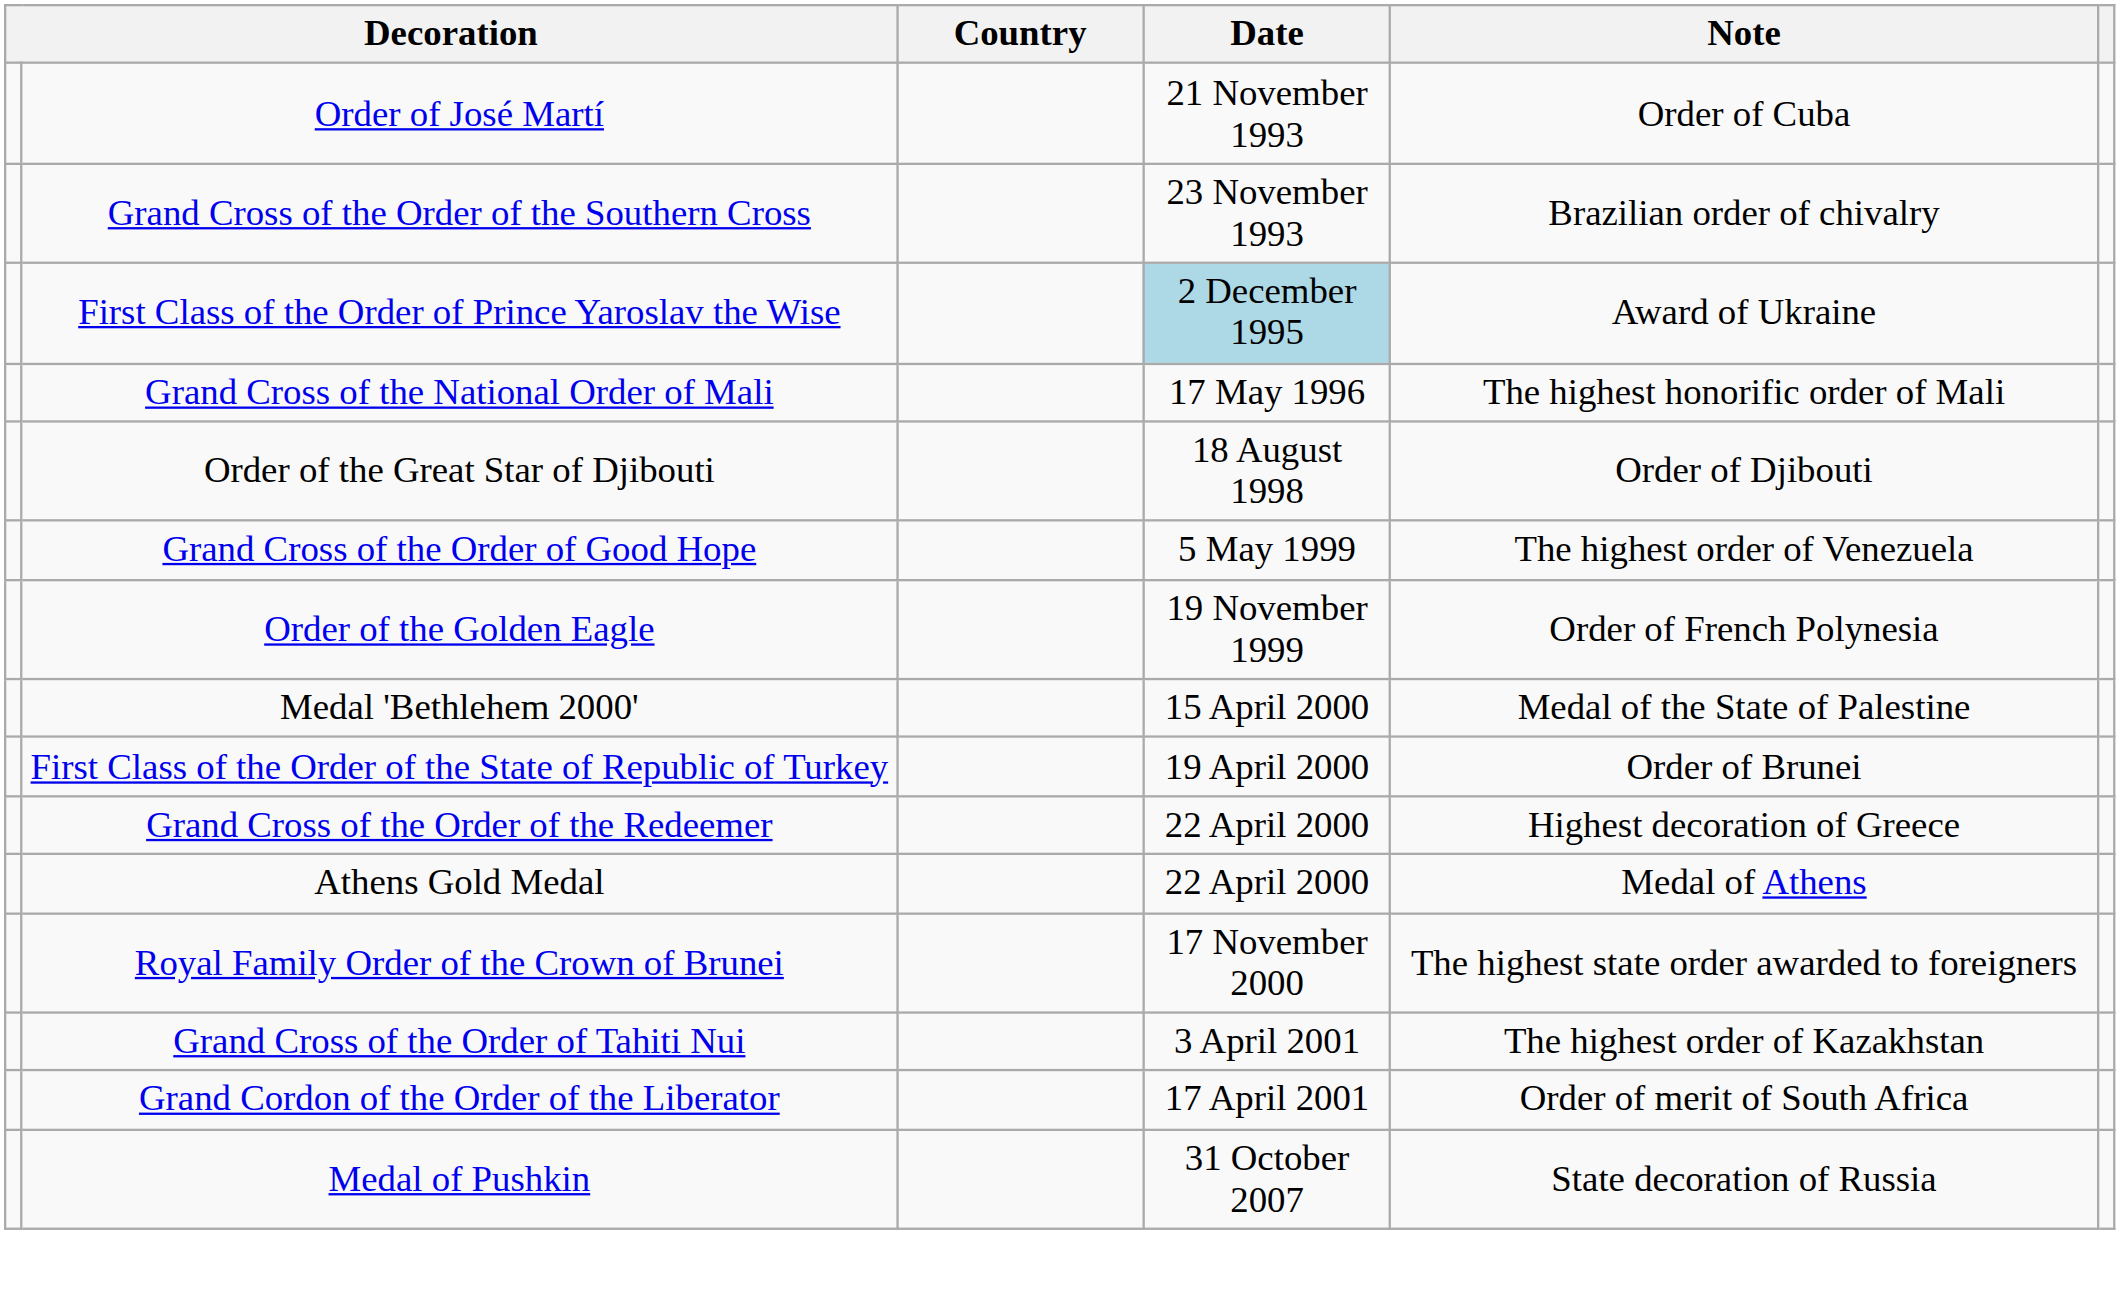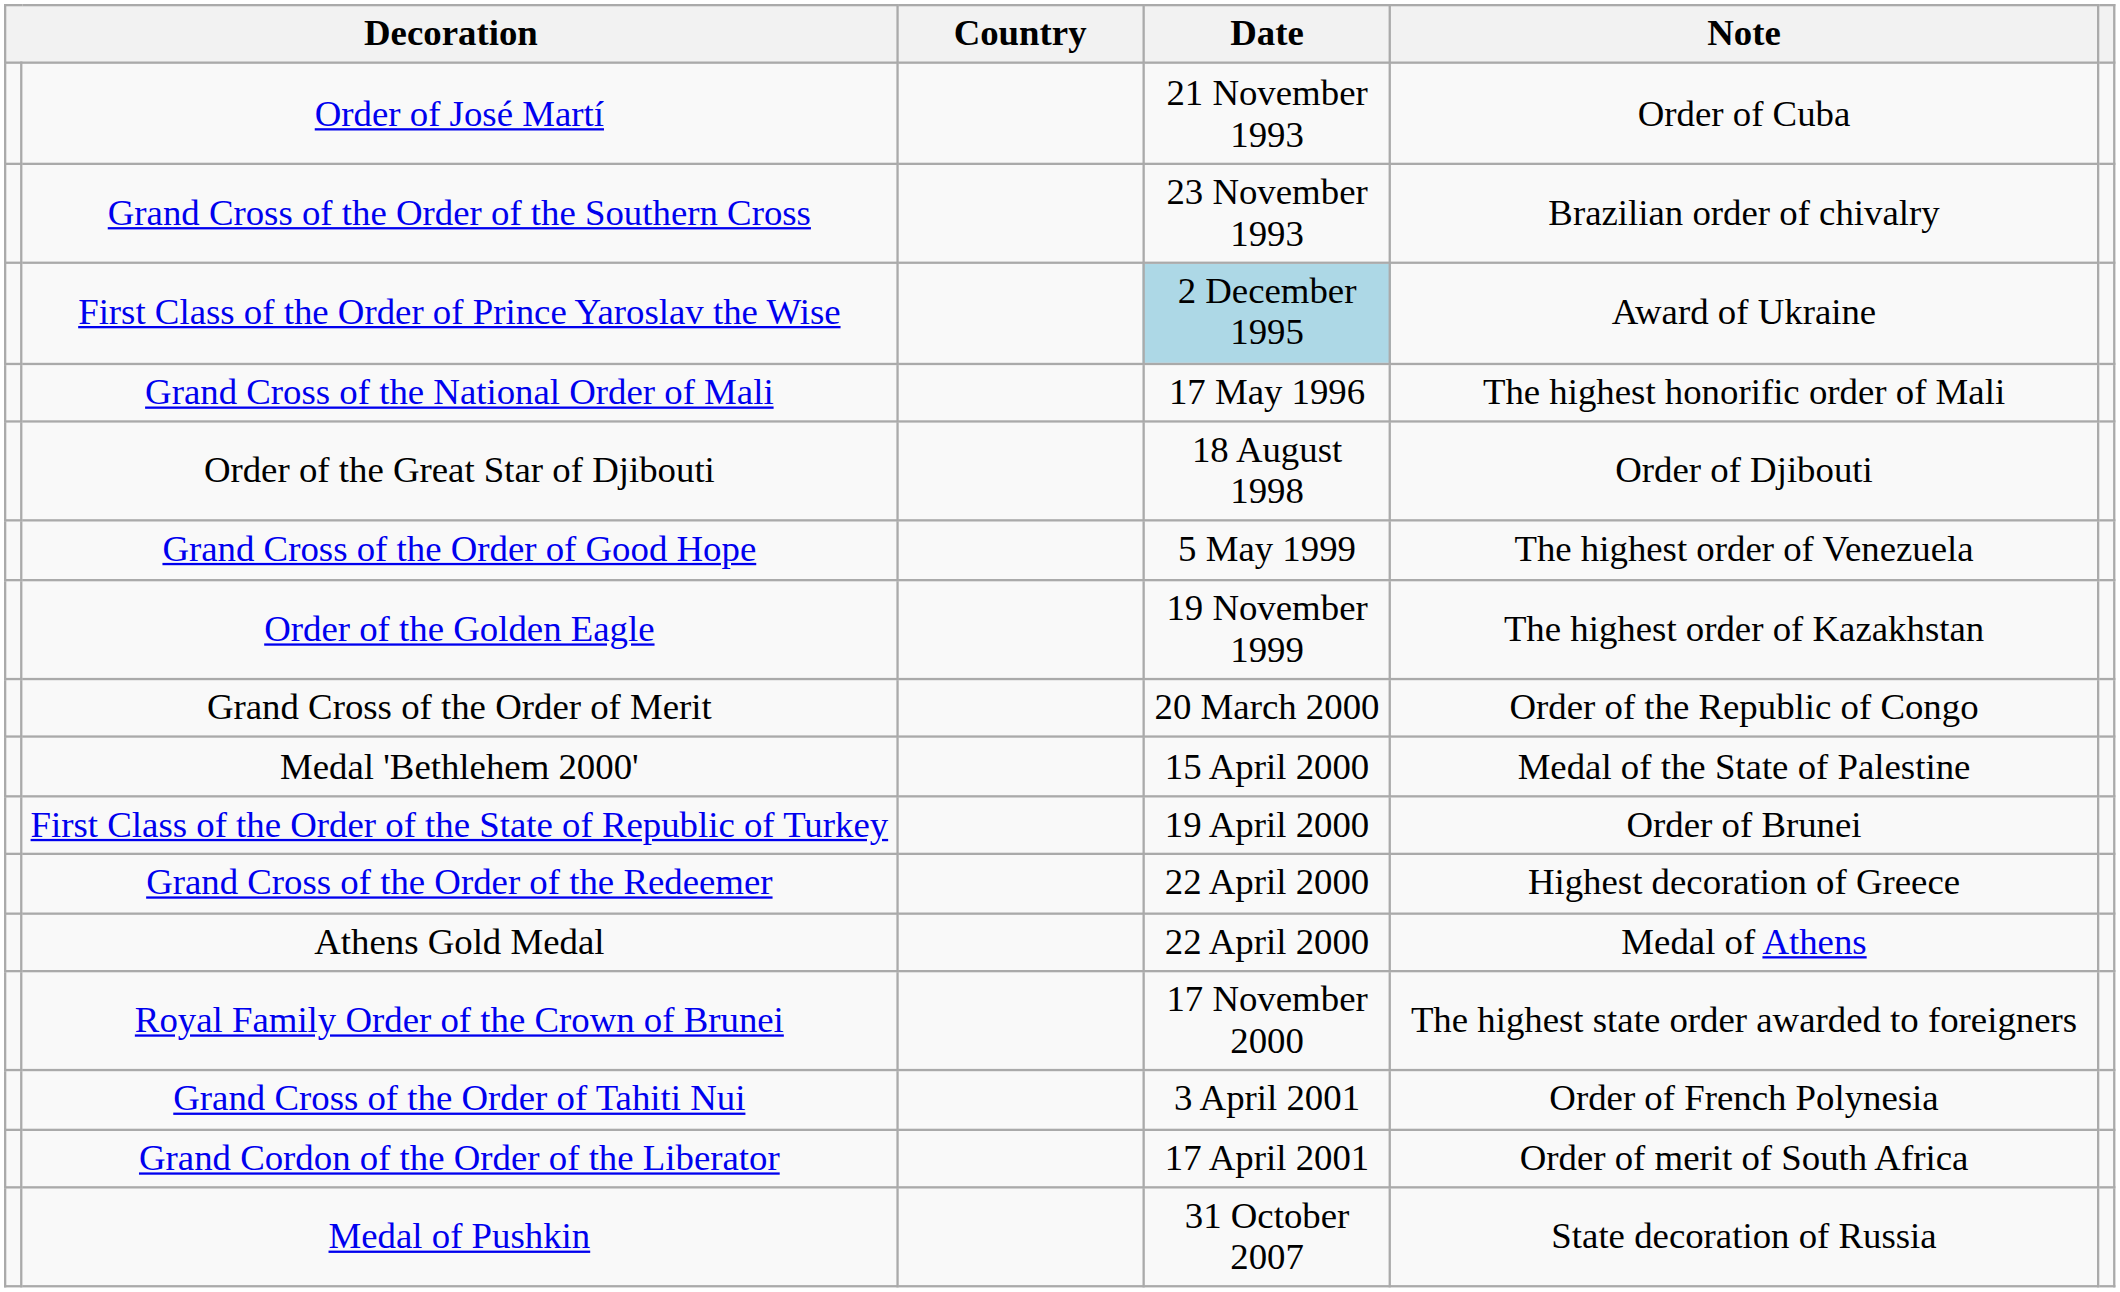(1744, 628) Order of French Polynesia -> (1744, 628) The highest order of Kazakhstan
+ row: (459, 707)
(1744, 1040) The highest order of Kazakhstan -> (1744, 1099) Order of French Polynesia
